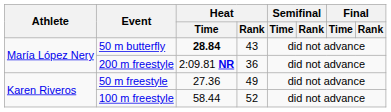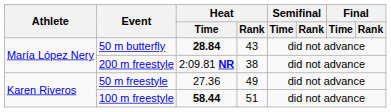(252, 64) 36 -> (252, 64) 38
(207, 99) normal -> (207, 99) bold
(252, 99) 52 -> (252, 99) 51
